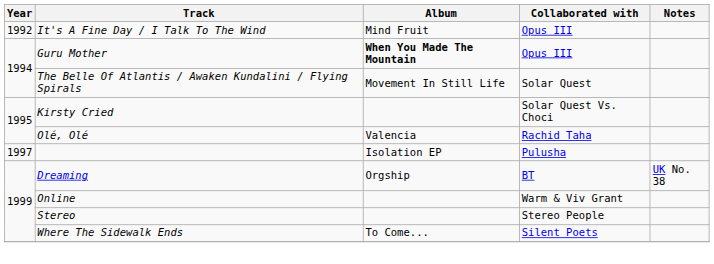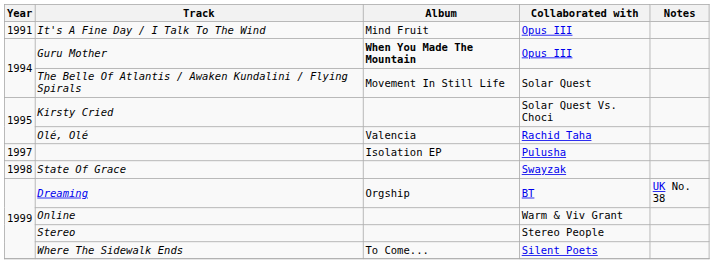(20, 30) 1992 -> (20, 30) 1991
+ row: (82, 170)
